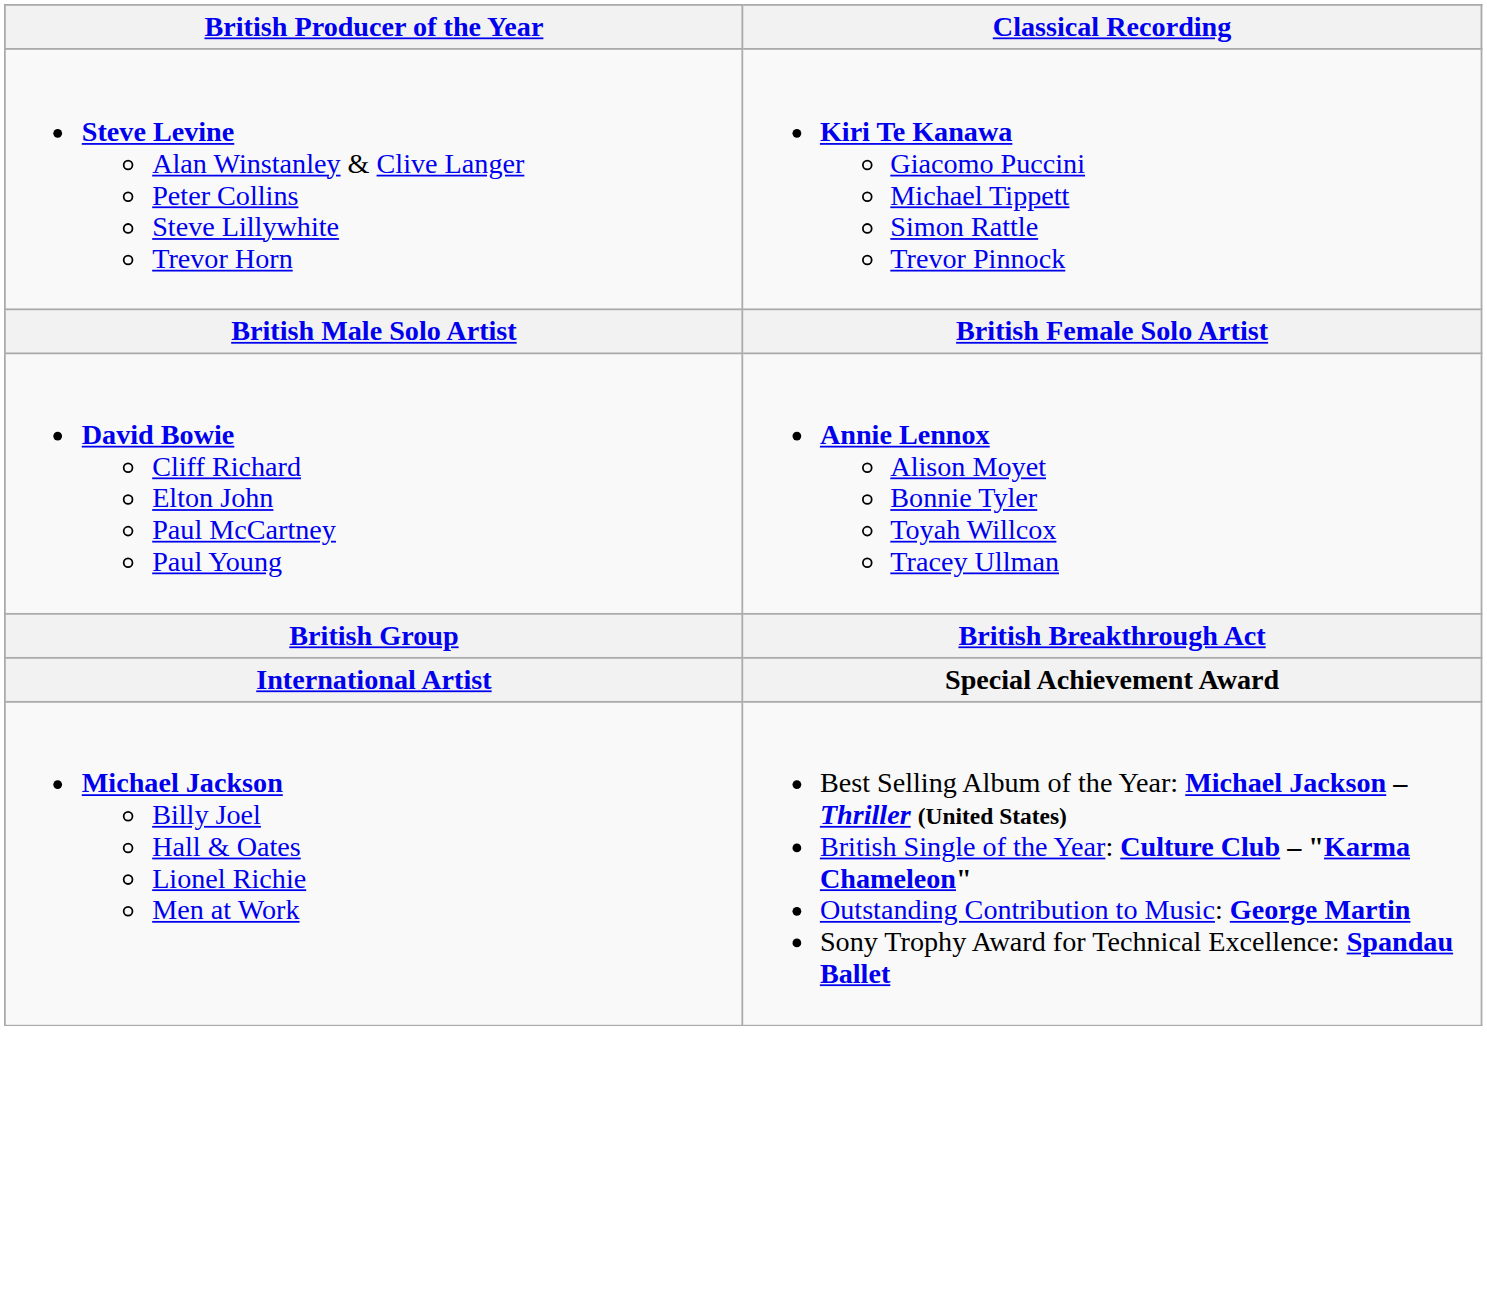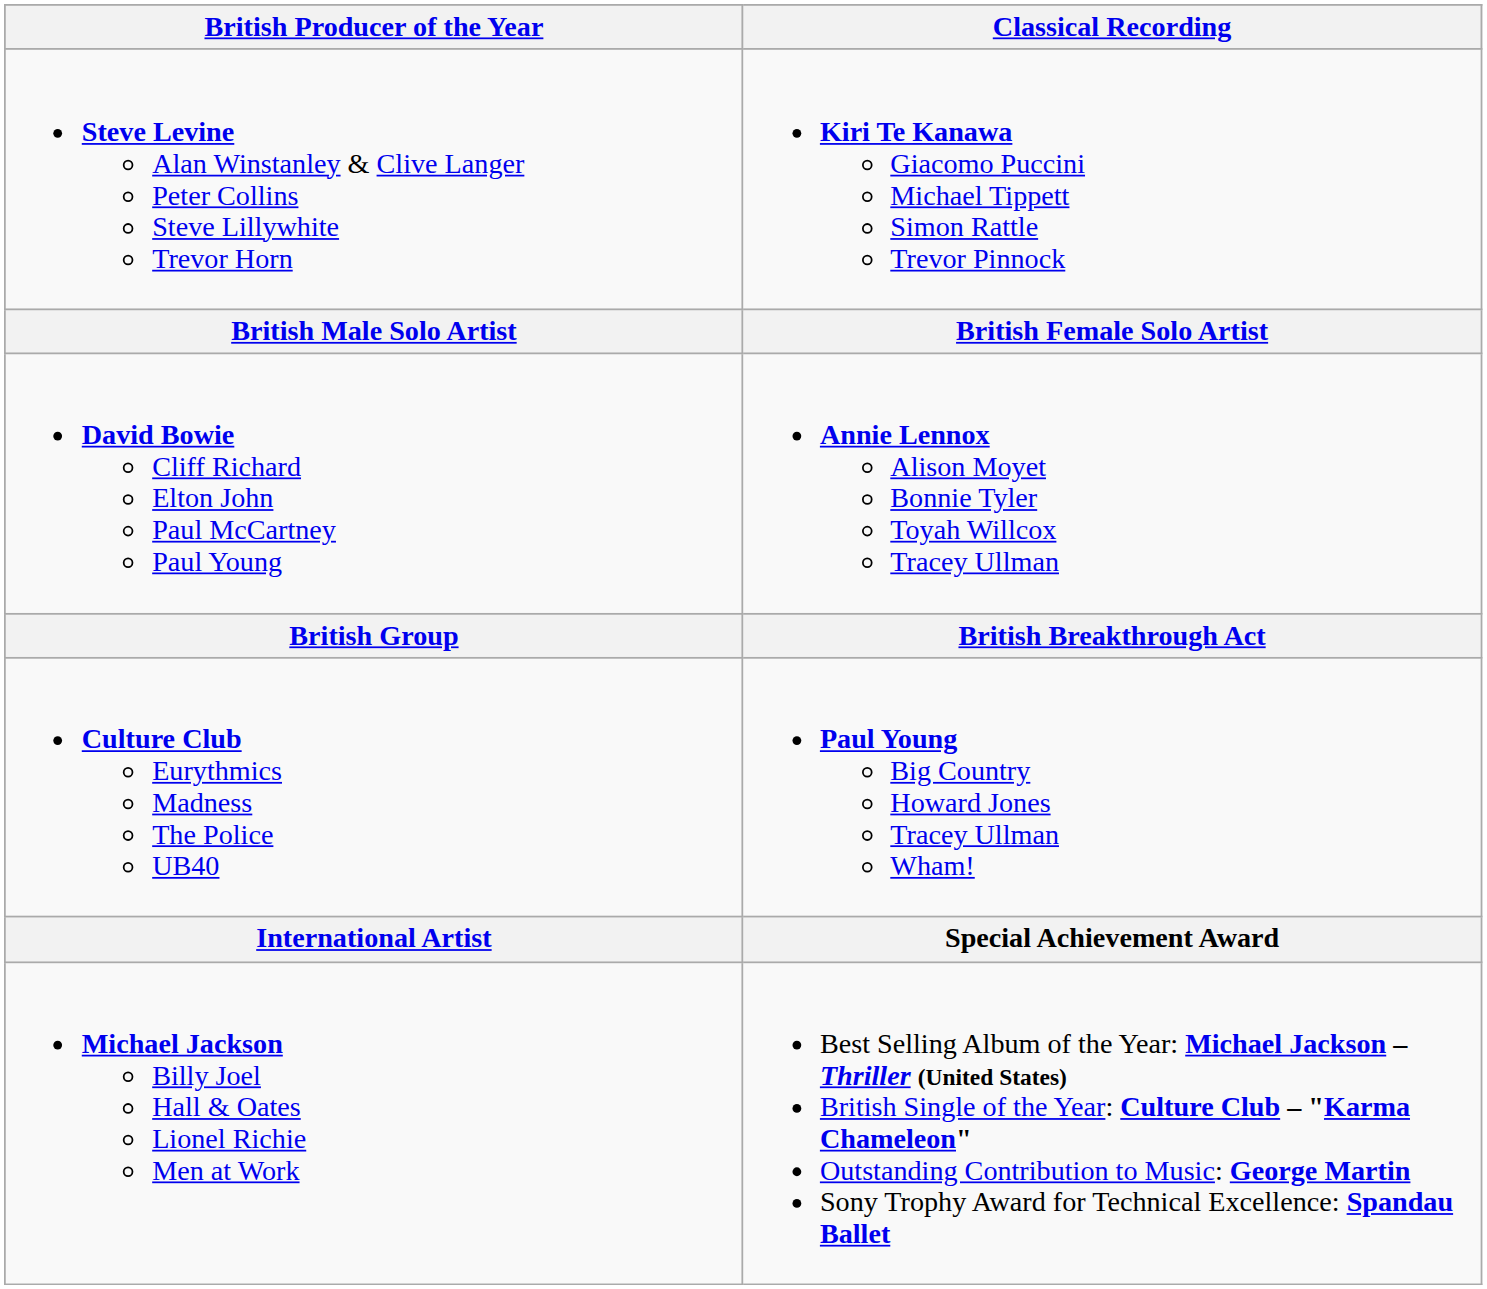+ row: (374, 803)
